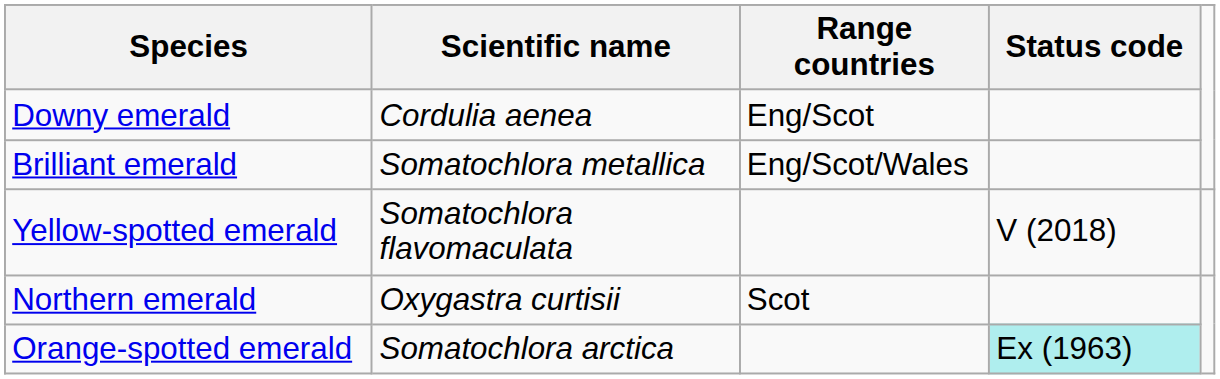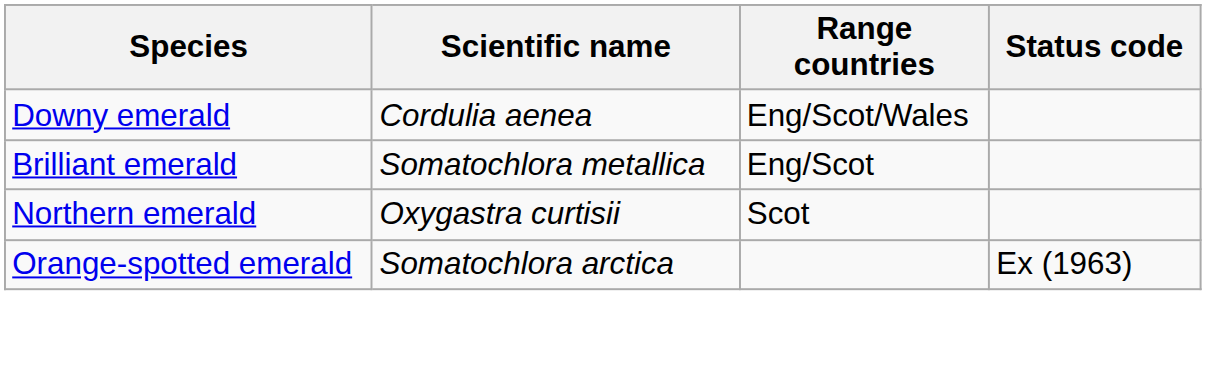(810, 114) Eng/Scot -> (858, 114) Eng/Scot/Wales
(858, 164) Eng/Scot/Wales -> (810, 164) Eng/Scot
- row: (175, 231)
(1064, 348) paleturquoise background -> (1064, 263) no background
